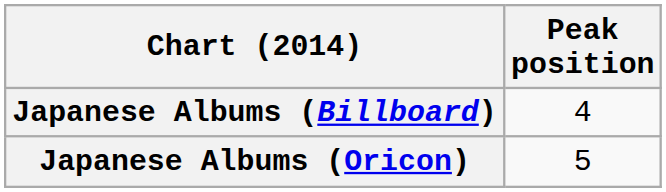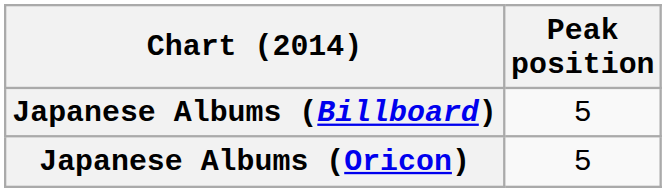(583, 113) 4 -> (583, 113) 5
